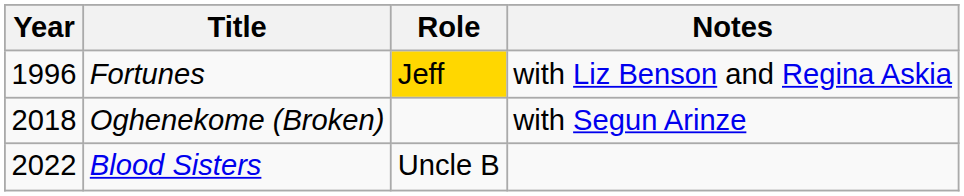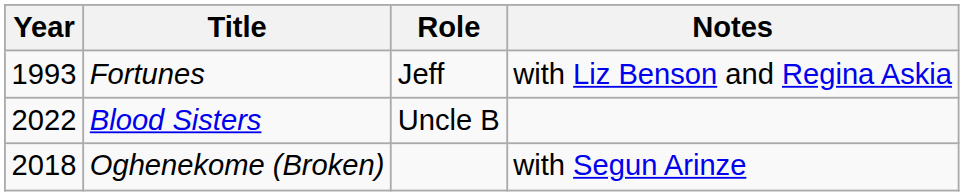(44, 73) 1996 -> (44, 73) 1993
(421, 73) gold background -> (421, 73) no background
rows swapped: (237, 119) <-> (176, 166)
